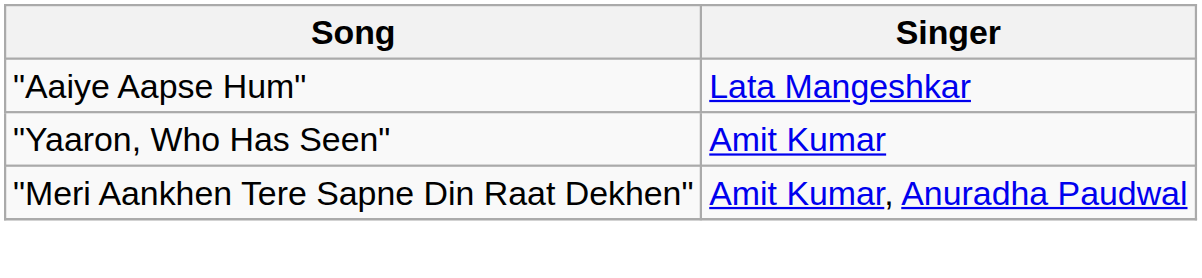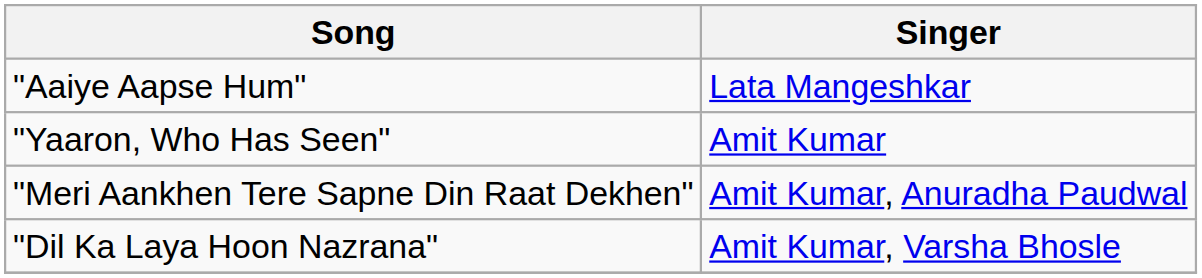+ row: (226, 247)
